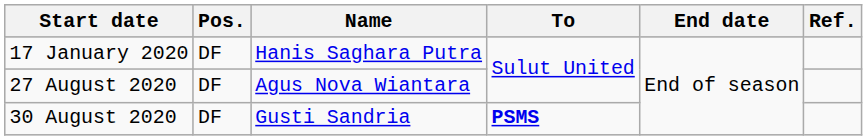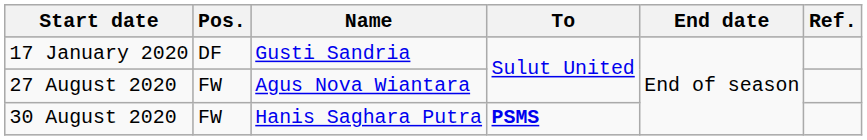(369, 53) Hanis Saghara Putra -> (333, 53) Gusti Sandria
(210, 86) DF -> (210, 86) FW
(210, 118) DF -> (210, 118) FW
(333, 118) Gusti Sandria -> (369, 118) Hanis Saghara Putra
